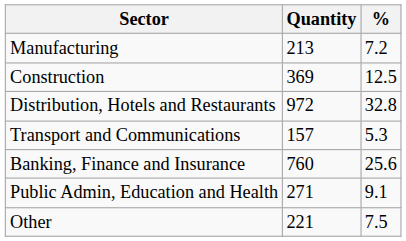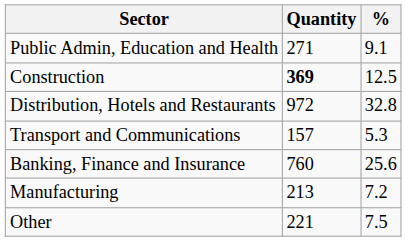rows swapped: (64, 48) <-> (144, 192)
(300, 77) normal -> (300, 77) bold
